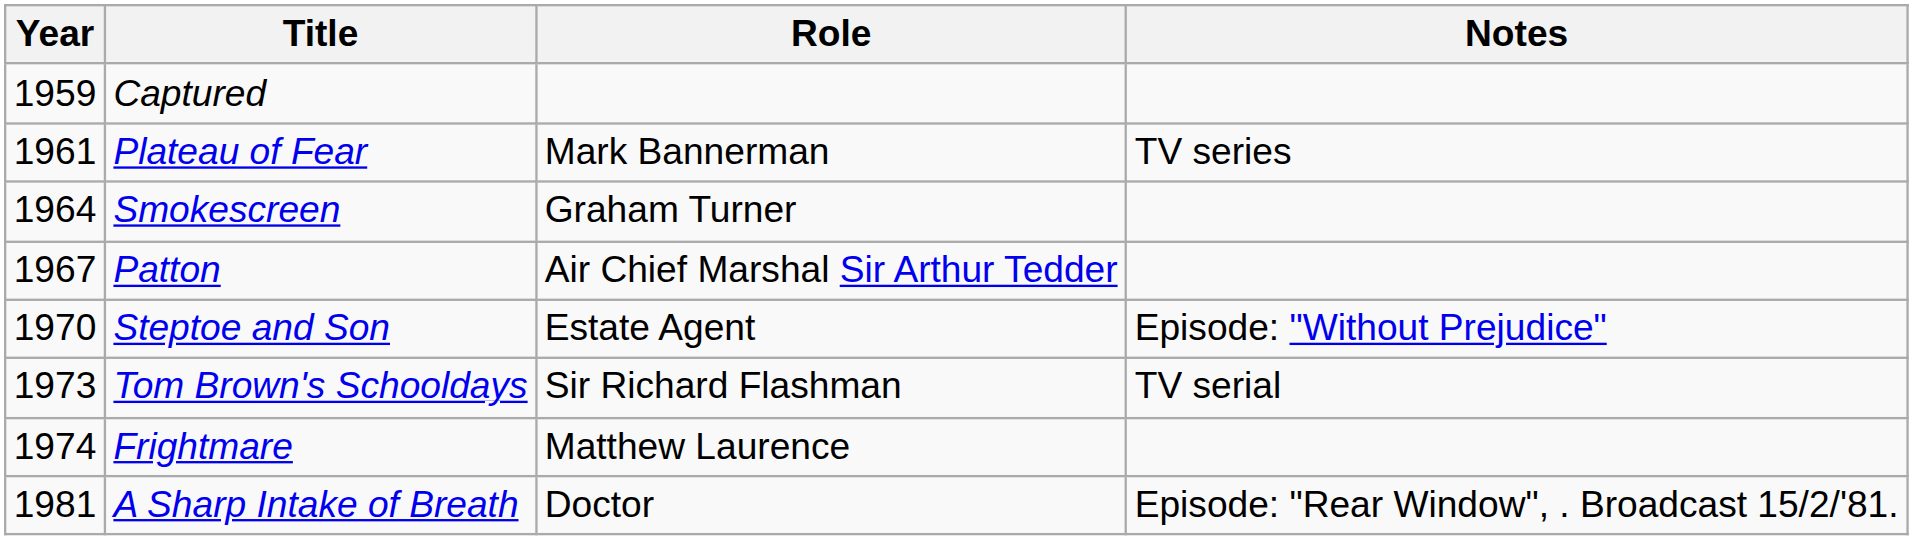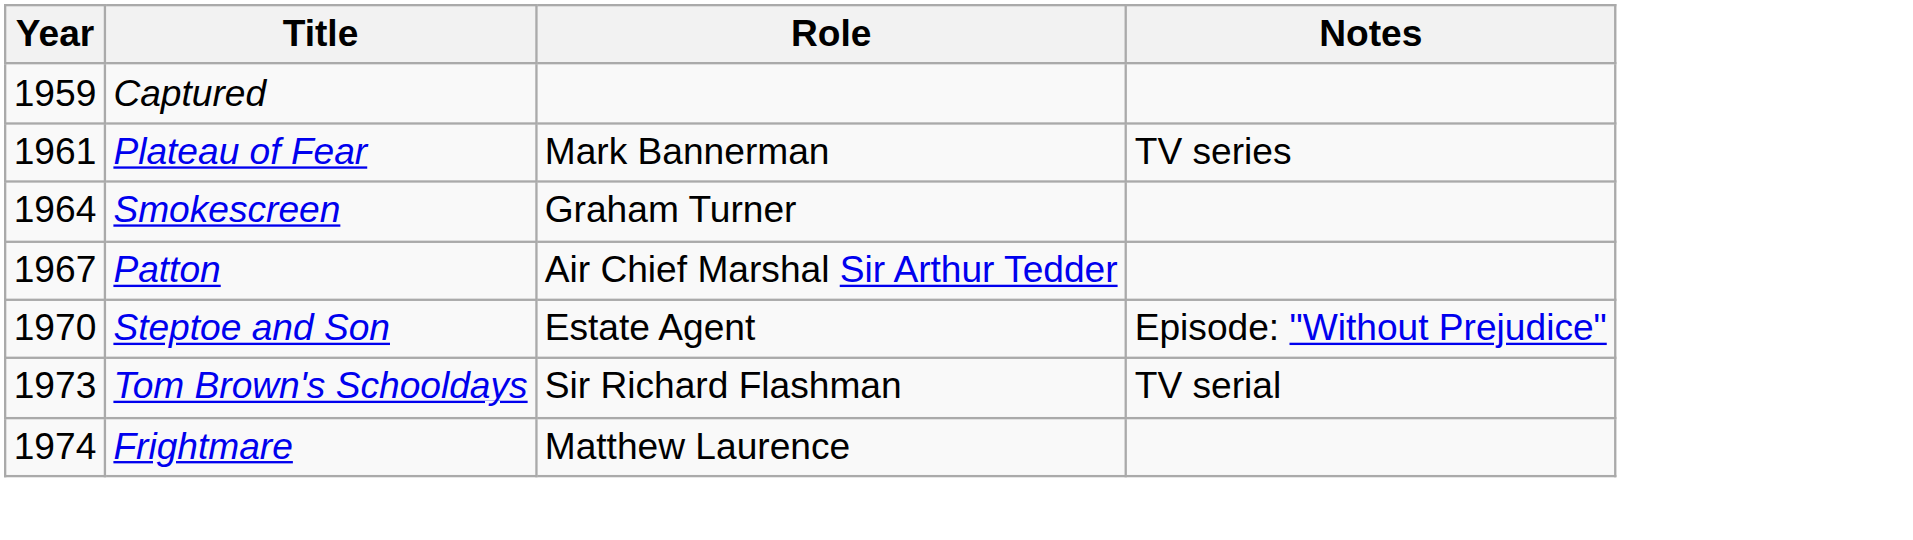- row: (316, 504)
